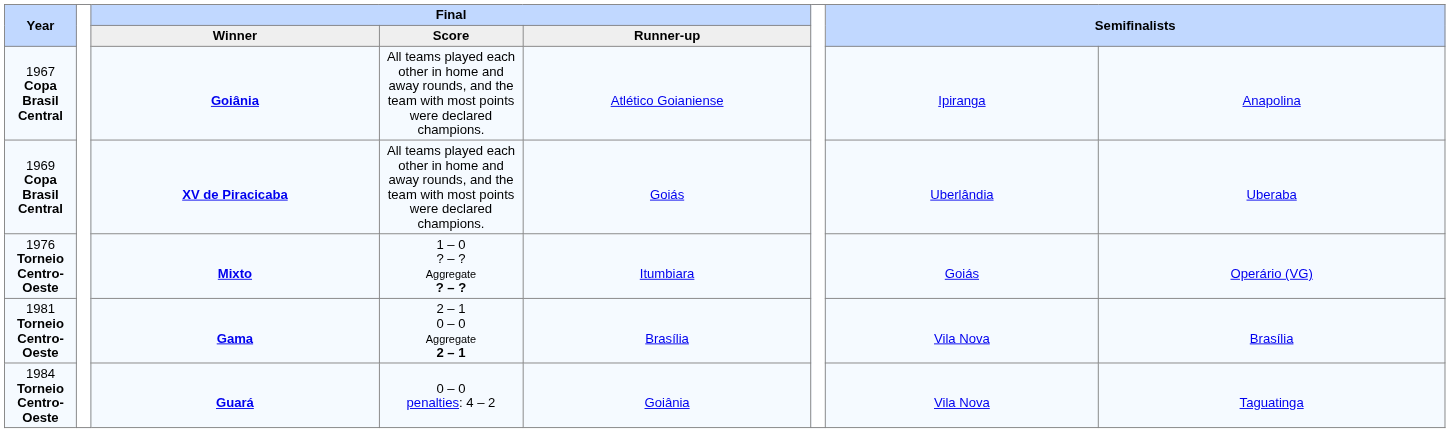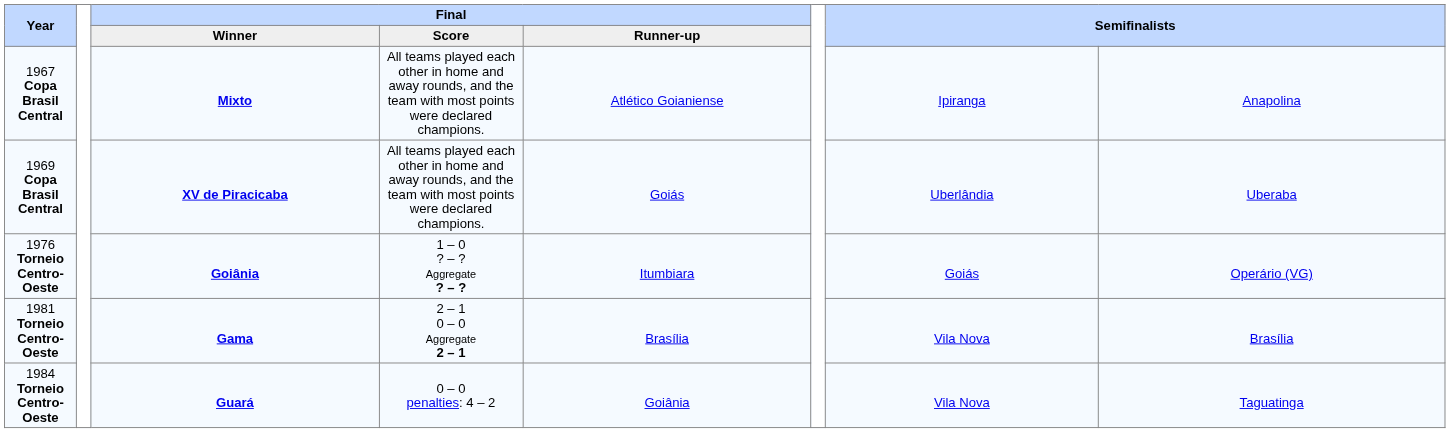(235, 100) Goiânia -> (235, 100) Mixto
(235, 273) Mixto -> (235, 273) Goiânia
